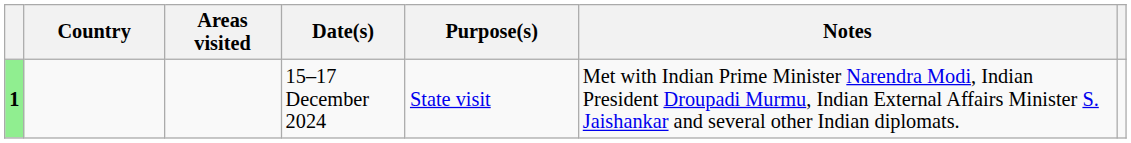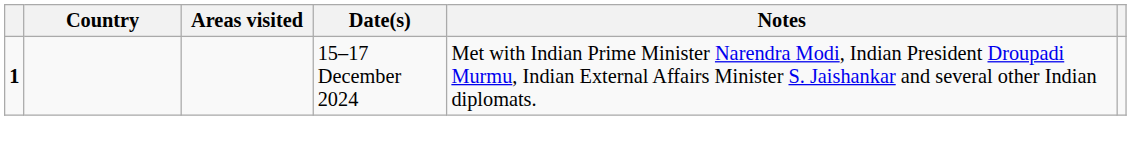- column: (492, 32)
(14, 98) lightgreen background -> (14, 75) no background
